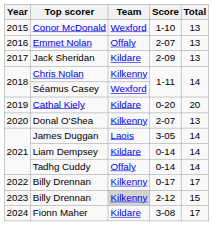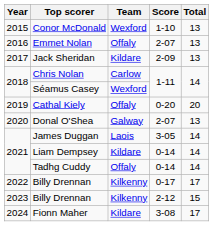(129, 74) Kilkenny -> (126, 74) Carlow
(126, 105) Kildare -> (123, 105) Offaly
(129, 120) Kilkenny -> (127, 120) Galway
(129, 197) lightgrey background -> (129, 197) no background
